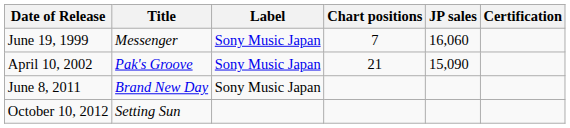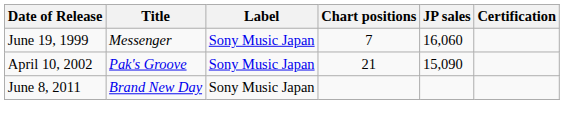- row: (58, 111)
